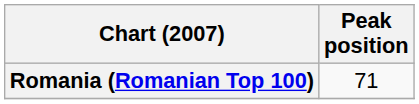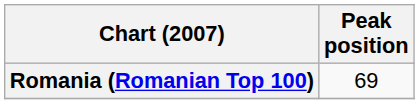(366, 80) 71 -> (366, 80) 69
